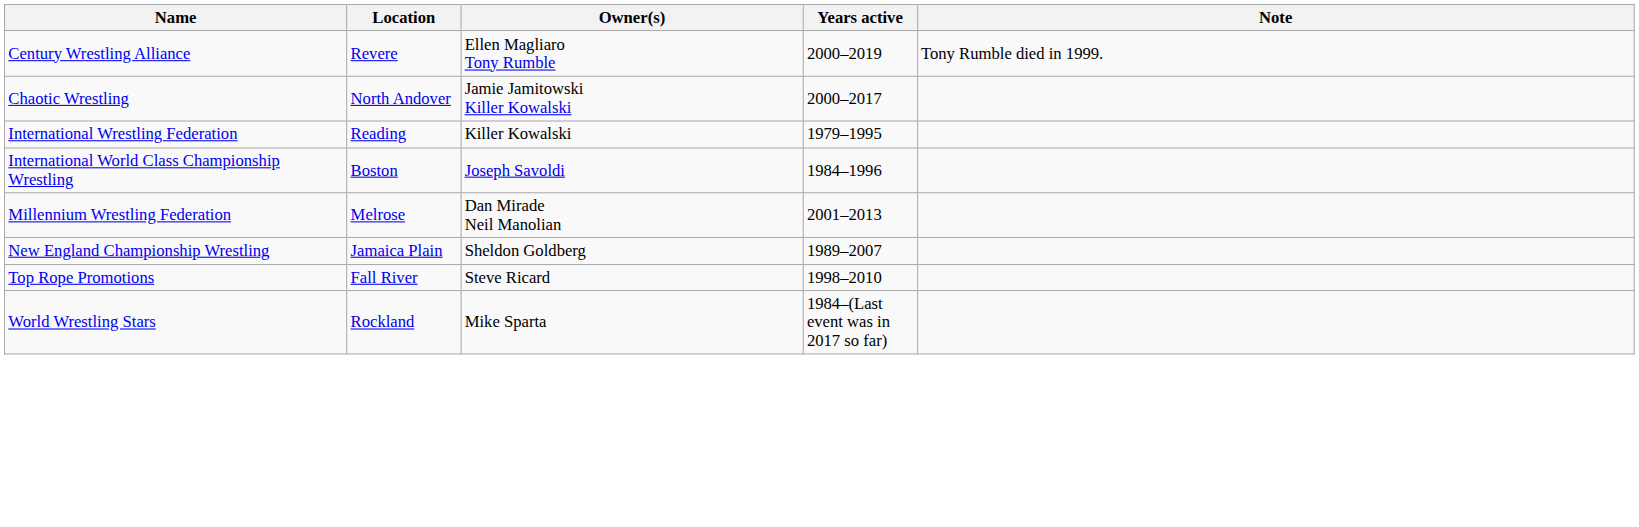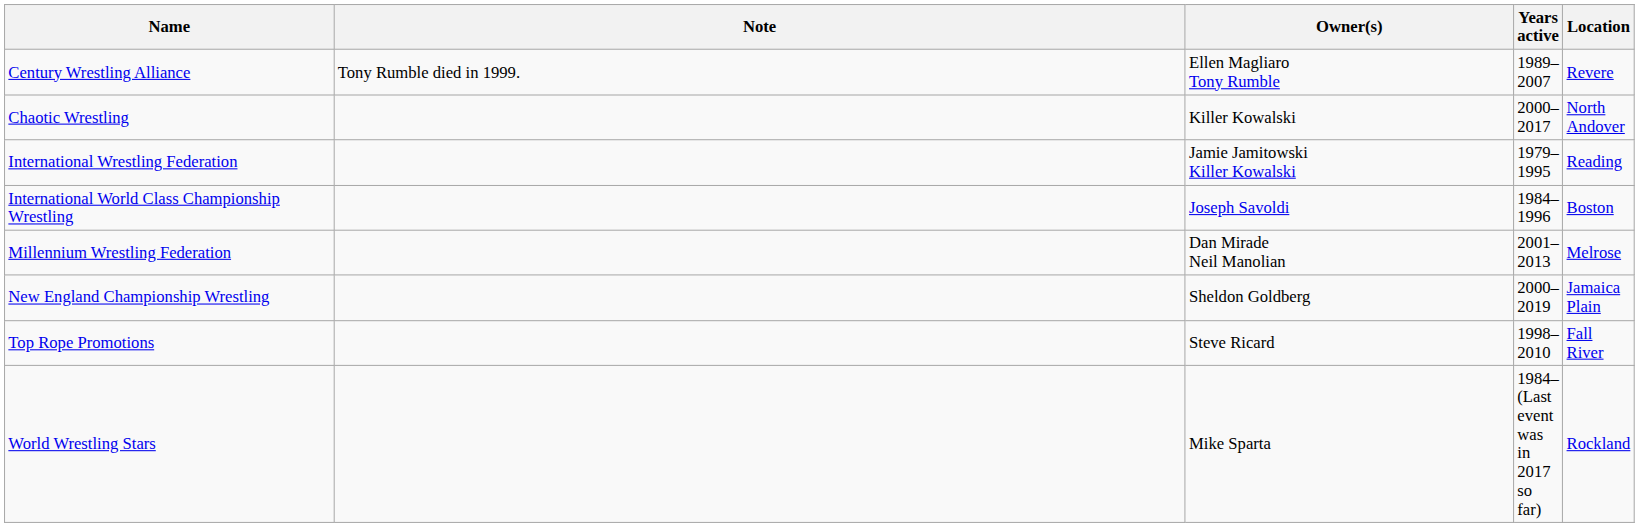columns swapped: (404, 17) <-> (1276, 17)
(844, 53) 2000–2019 -> (1538, 72) 1989–2007
(524, 98) Jamie Jamitowski Killer Kowalski -> (1242, 117) Killer Kowalski
(518, 134) Killer Kowalski -> (1248, 162) Jamie Jamitowski Killer Kowalski
(844, 250) 1989–2007 -> (1538, 297) 2000–2019
